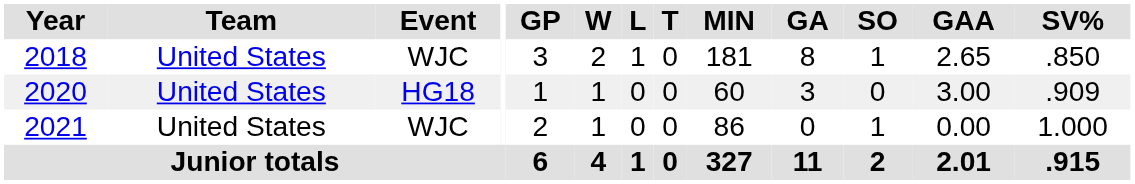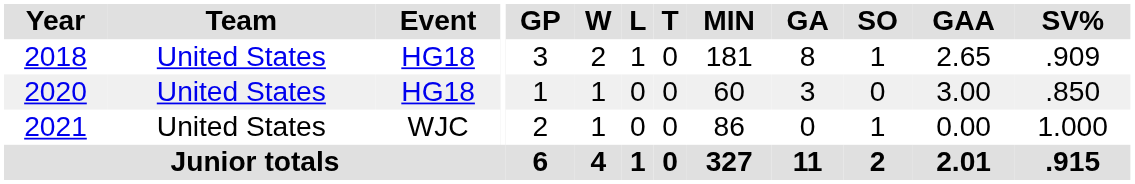(438, 56) WJC -> (438, 56) HG18
(1073, 56) .850 -> (1073, 56) .909
(1073, 91) .909 -> (1073, 91) .850
